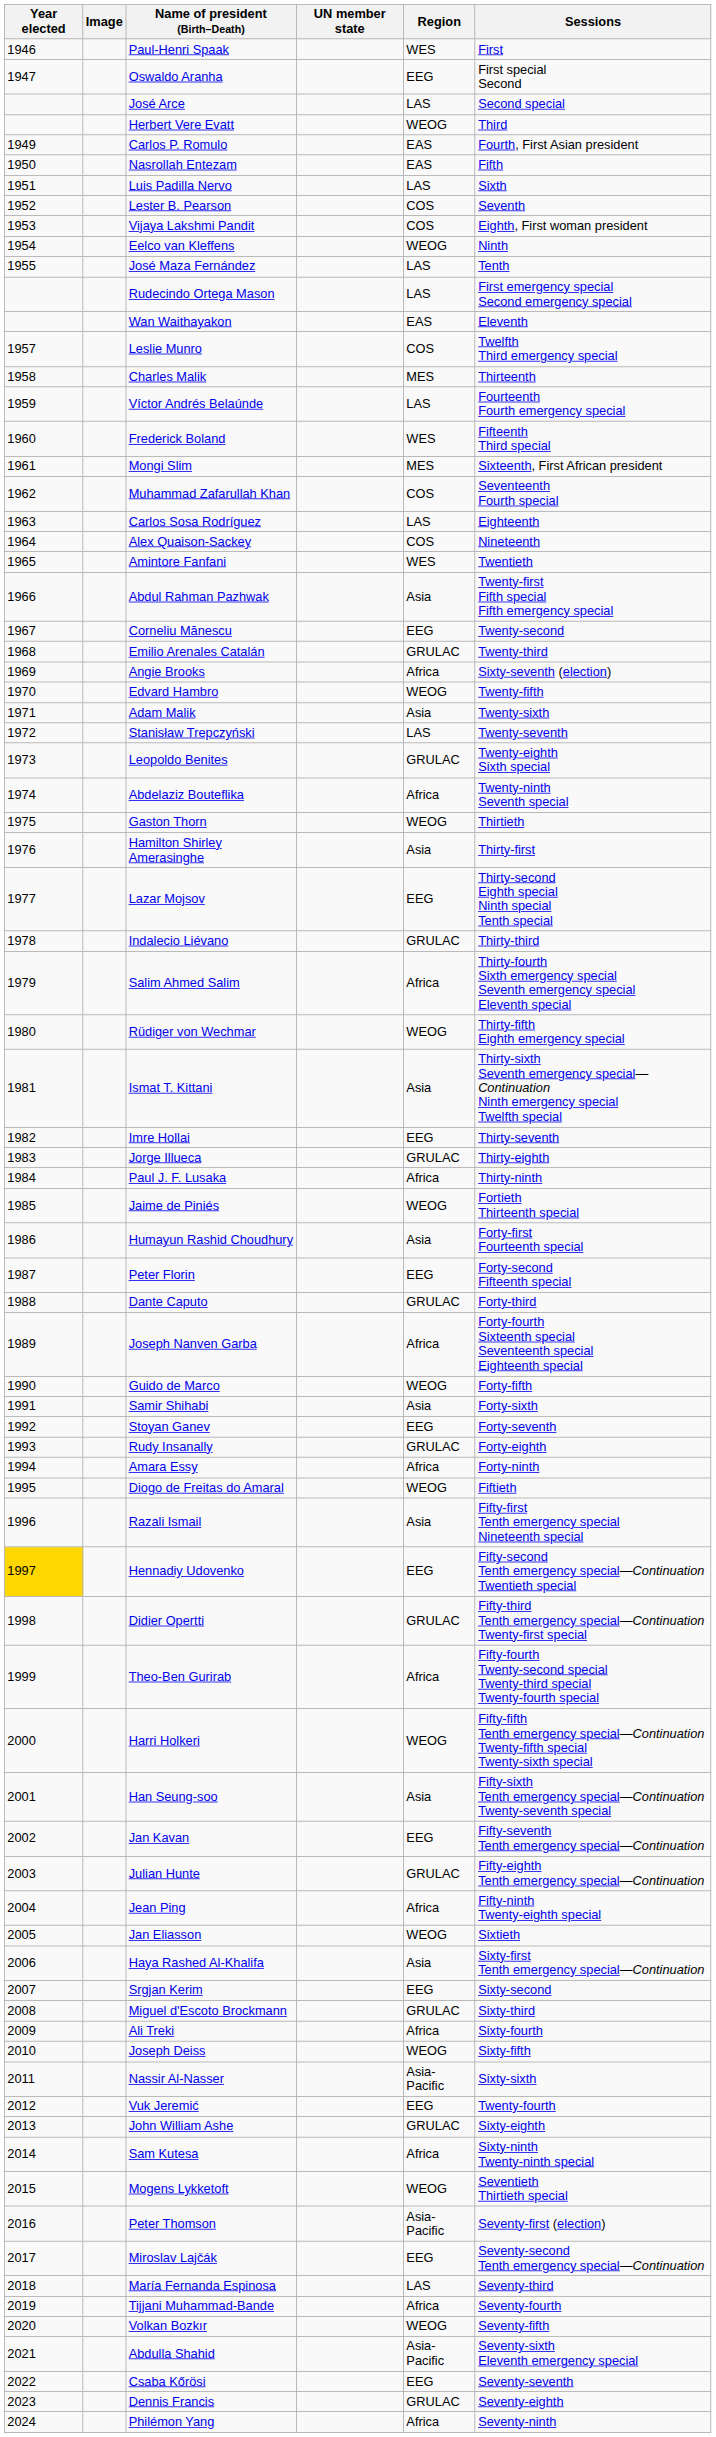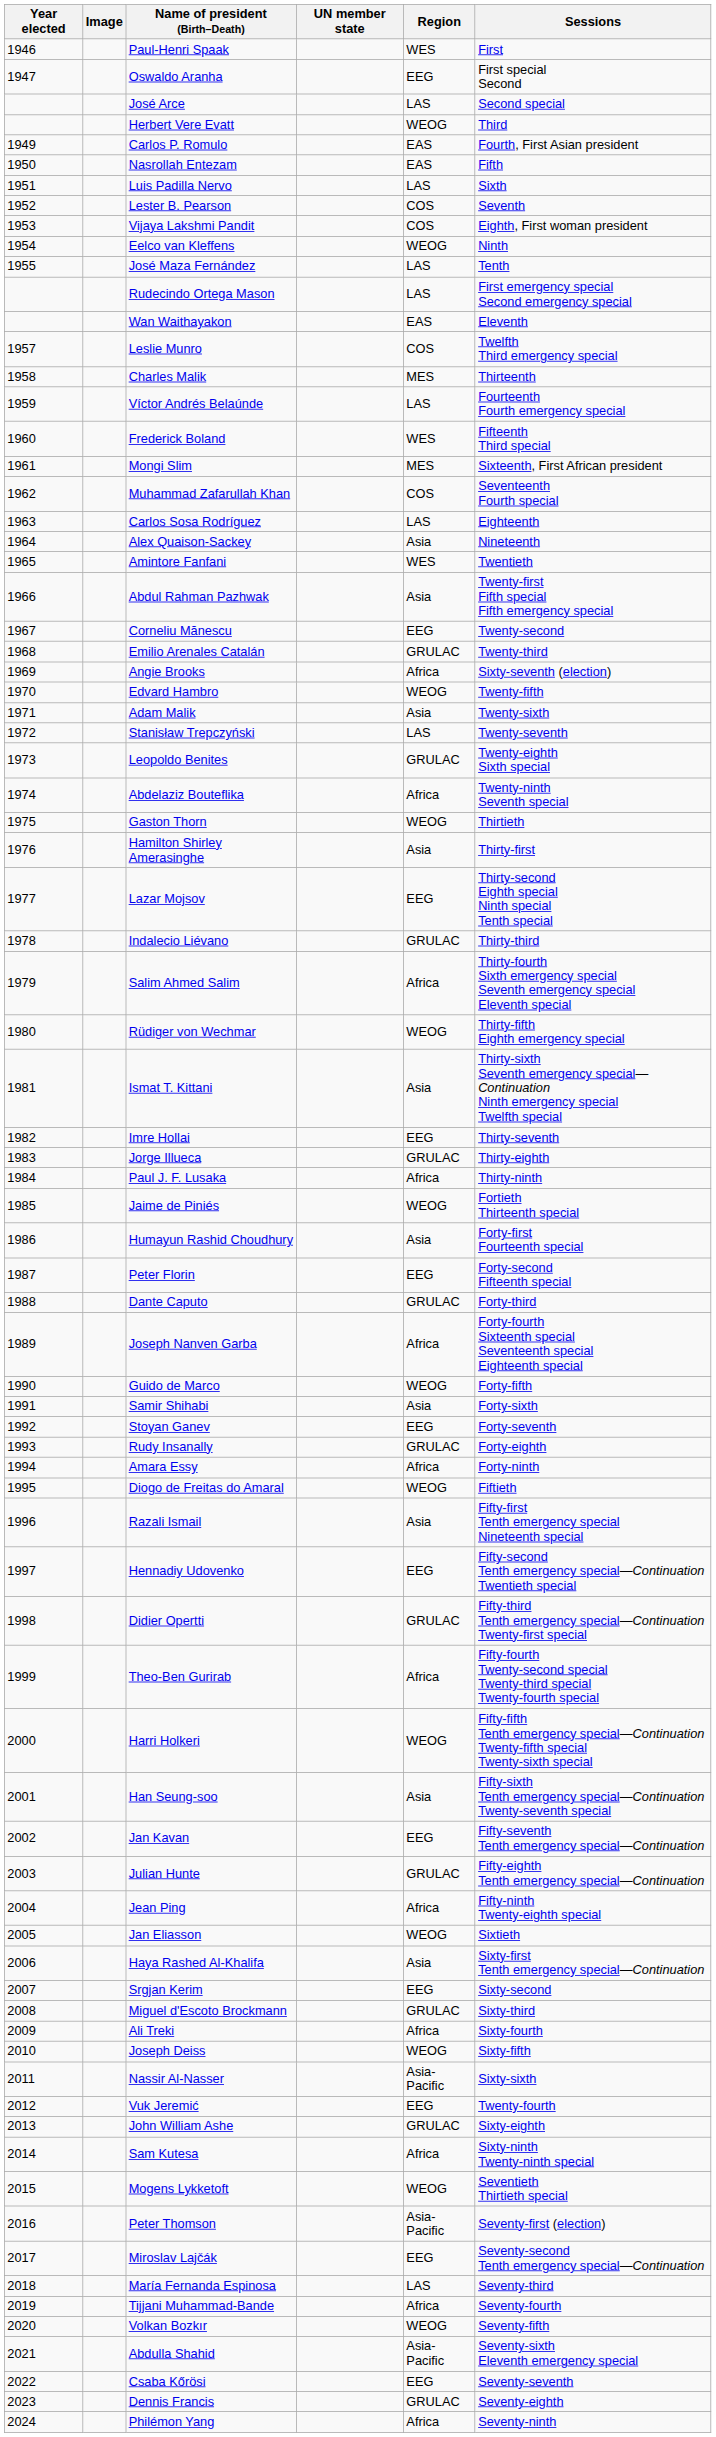(420, 541) COS -> (419, 541) Asia
(22, 1571) gold background -> (22, 1571) no background
